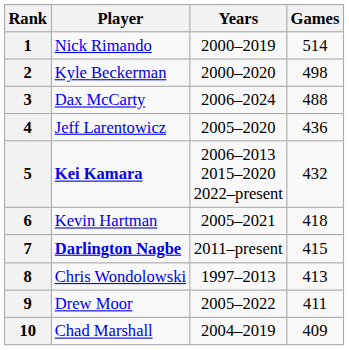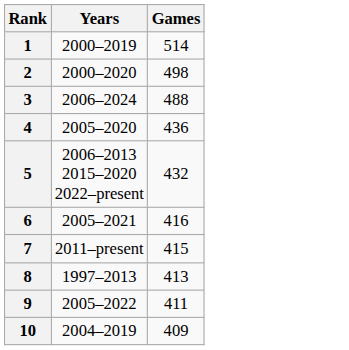- column: (120, 18)
(315, 221) 418 -> (176, 221) 416
